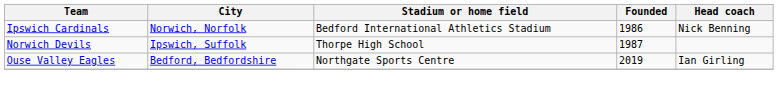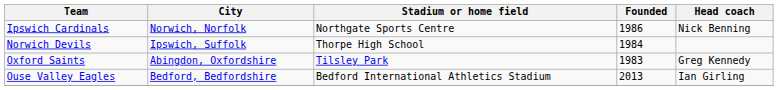(433, 29) Bedford International Athletics Stadium -> (385, 29) Northgate Sports Centre
(631, 45) 1987 -> (631, 45) 1984
+ row: (46, 61)
(385, 61) Northgate Sports Centre -> (433, 77) Bedford International Athletics Stadium
(631, 61) 2019 -> (631, 77) 2013
